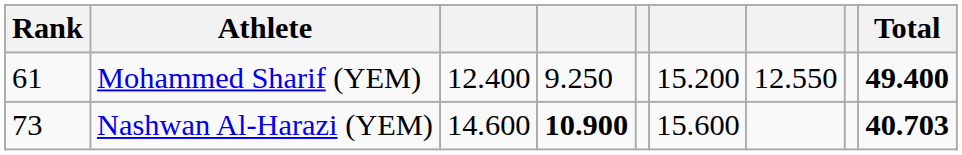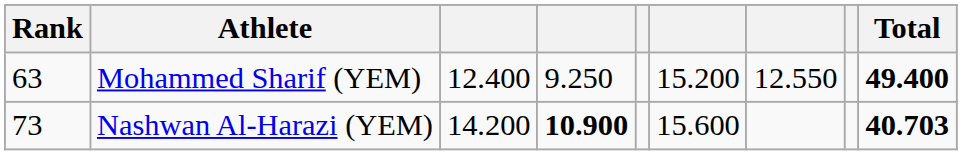(27, 76) 61 -> (27, 76) 63
(489, 125) 14.600 -> (489, 125) 14.200
